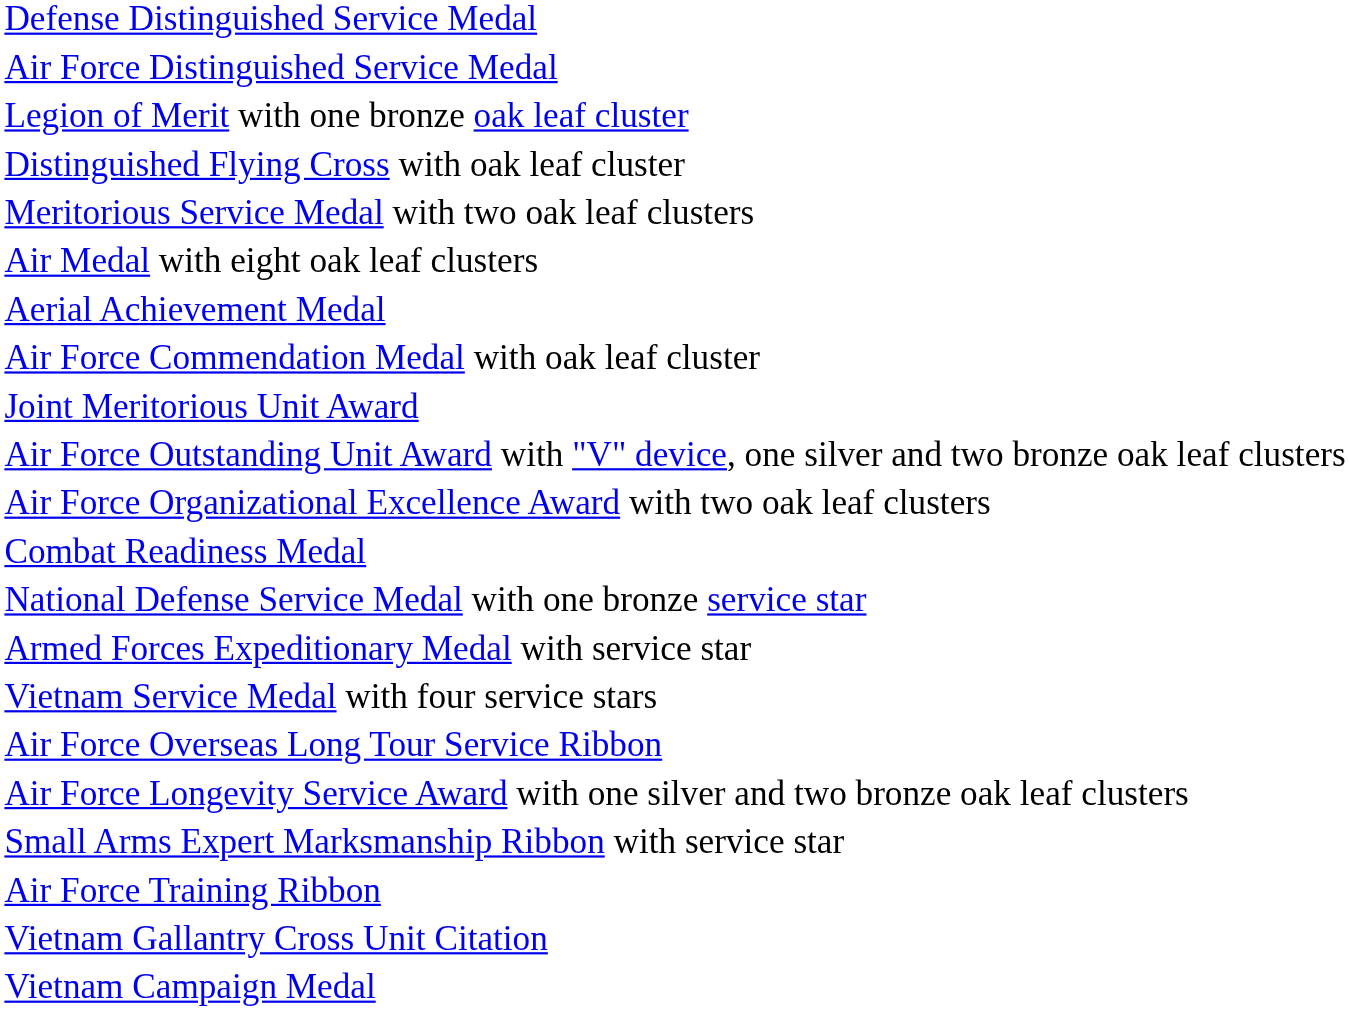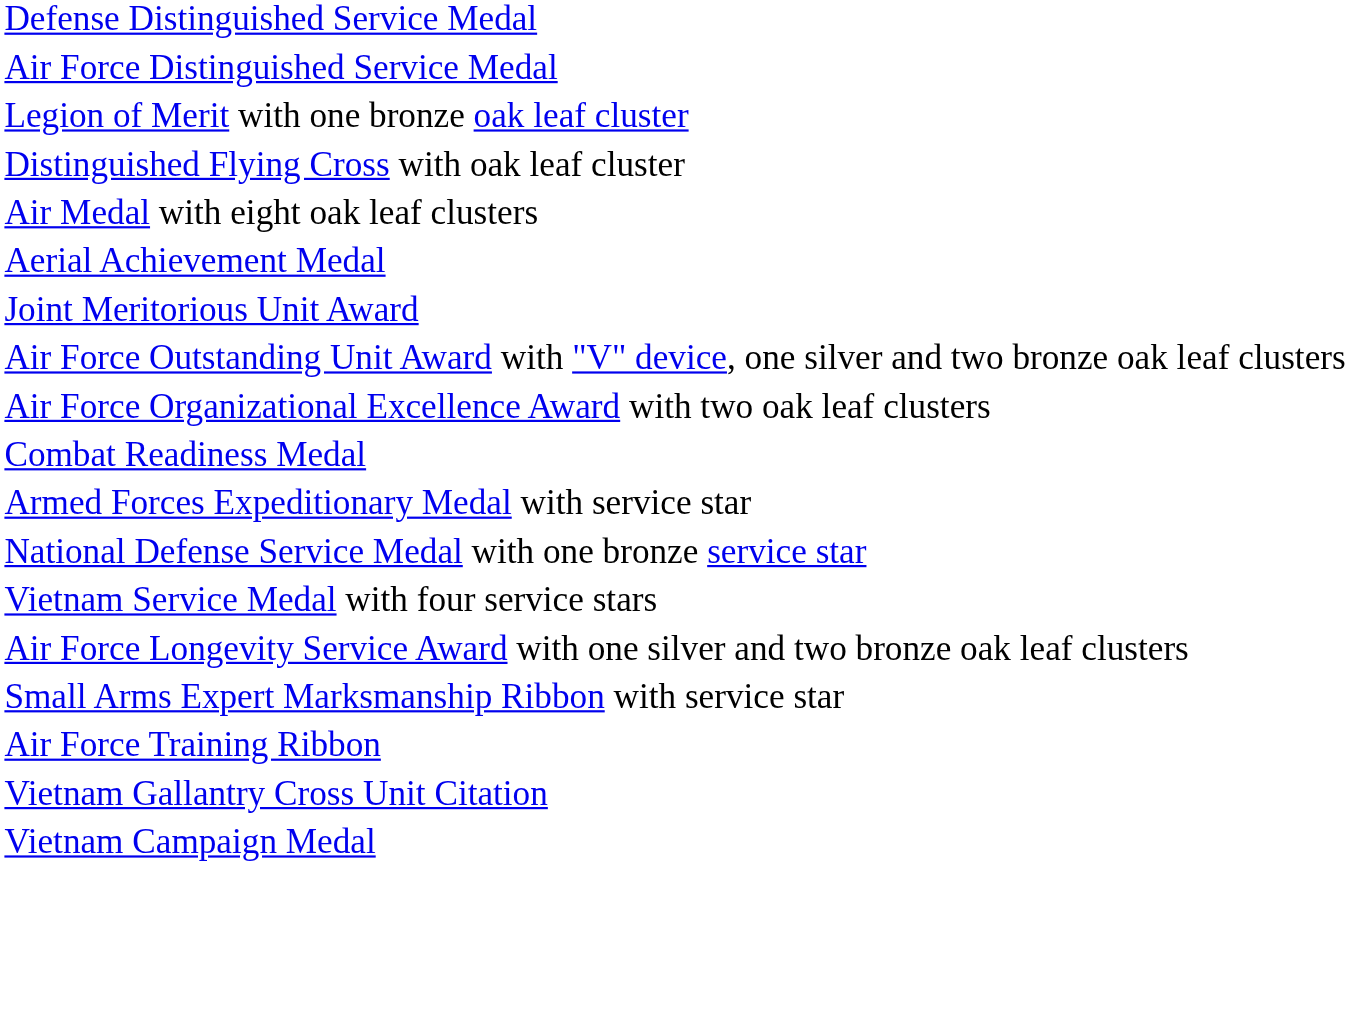- row: (379, 212)
- row: (382, 357)
rows swapped: (435, 599) <-> (378, 648)
- row: (333, 744)
